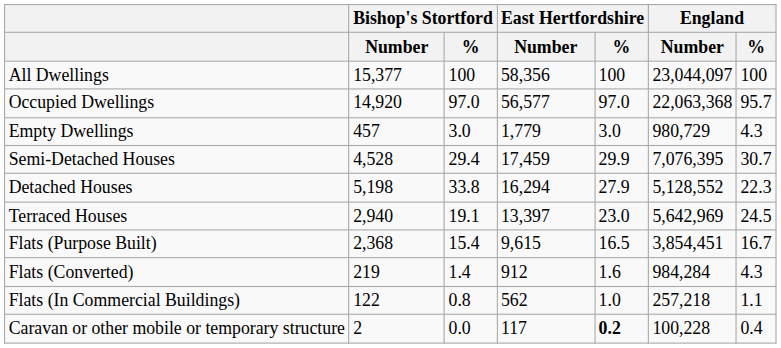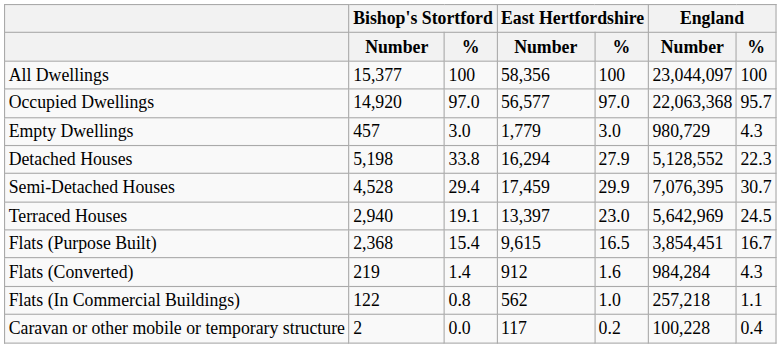rows swapped: (71, 187) <-> (92, 159)
(610, 328) bold -> (610, 328) normal
